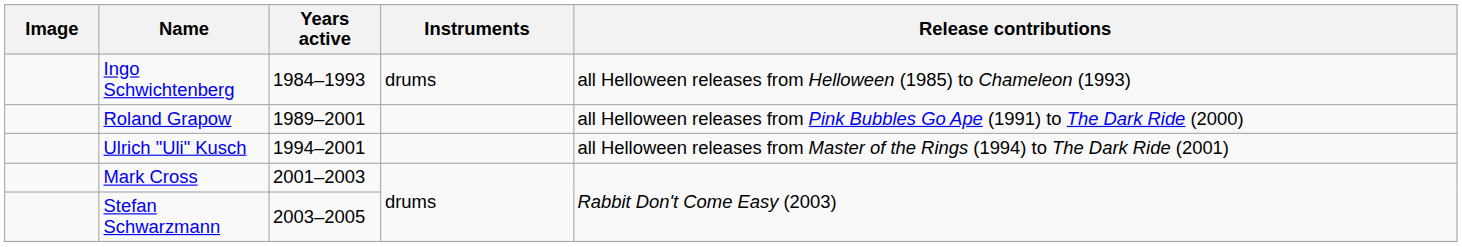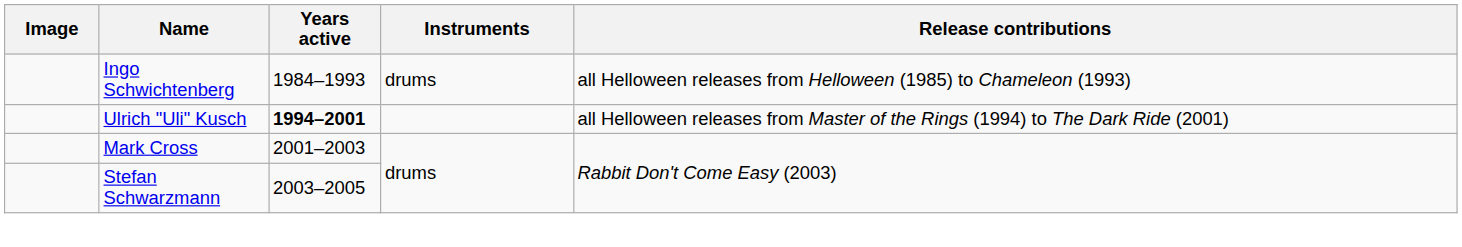- row: (167, 118)
(319, 148) normal -> (319, 118) bold
